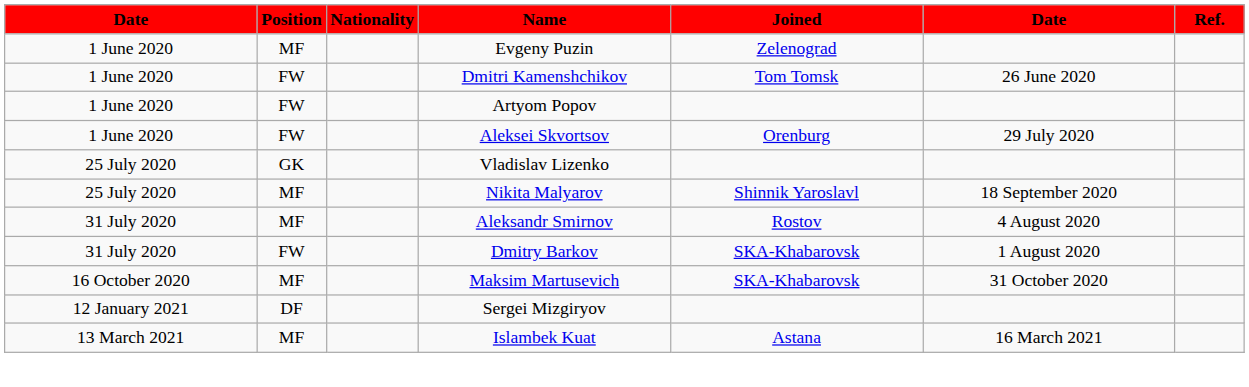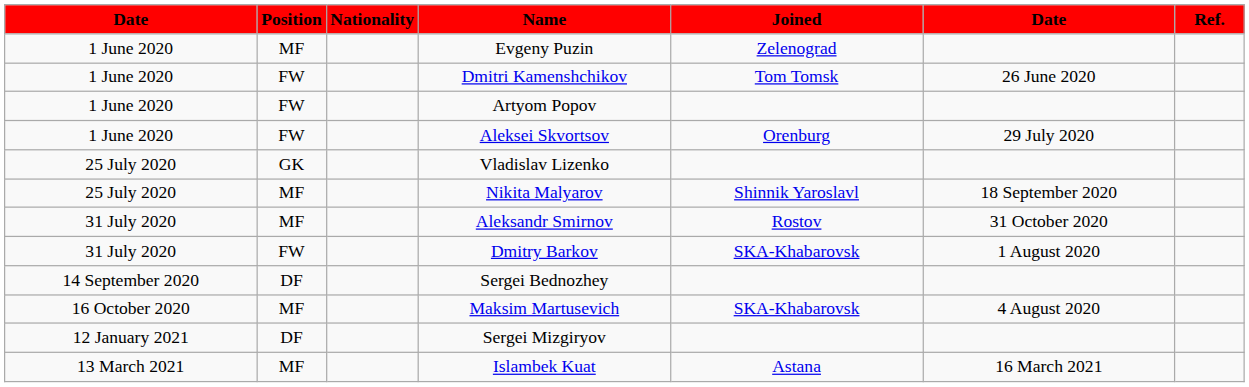(1049, 222) 4 August 2020 -> (1049, 222) 31 October 2020
+ row: (544, 280)
(1049, 280) 31 October 2020 -> (1049, 309) 4 August 2020
